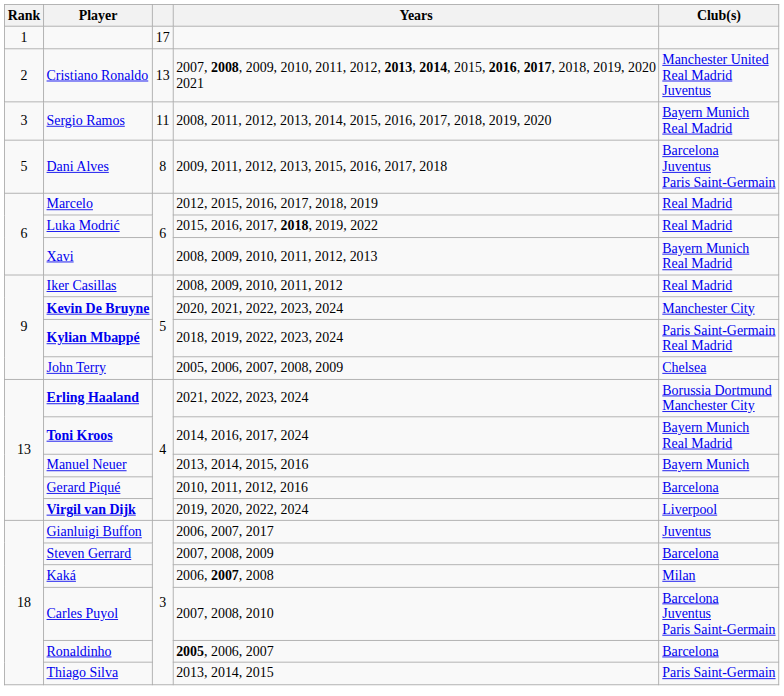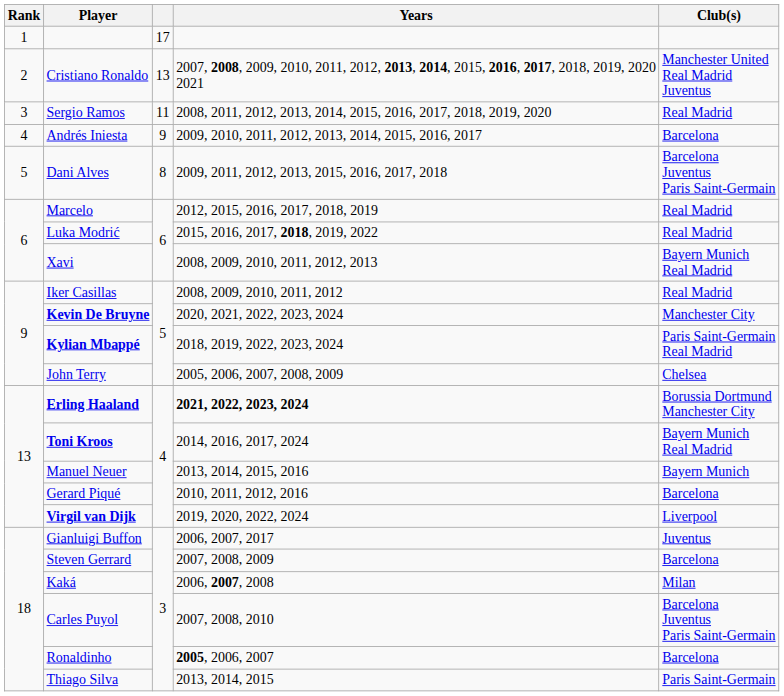(706, 120) Bayern Munich Real Madrid -> (697, 113) Real Madrid
+ row: (87, 135)
(242, 397) normal -> (242, 404) bold
